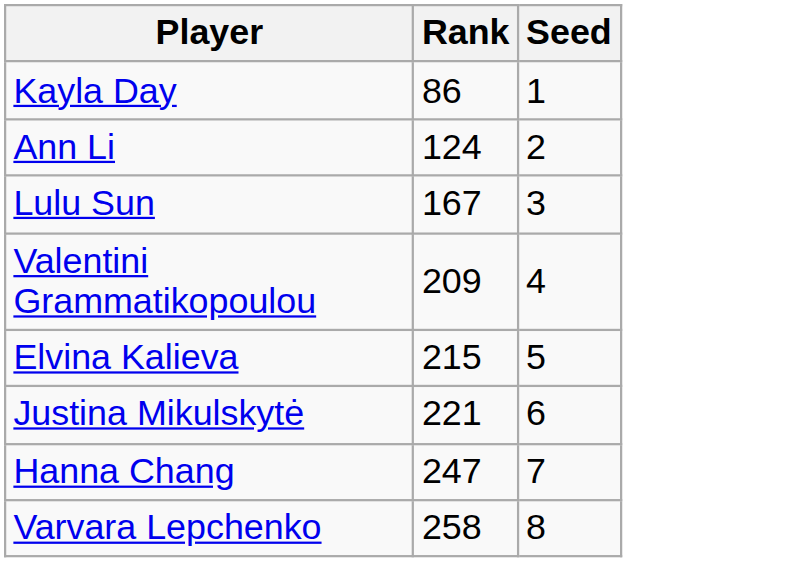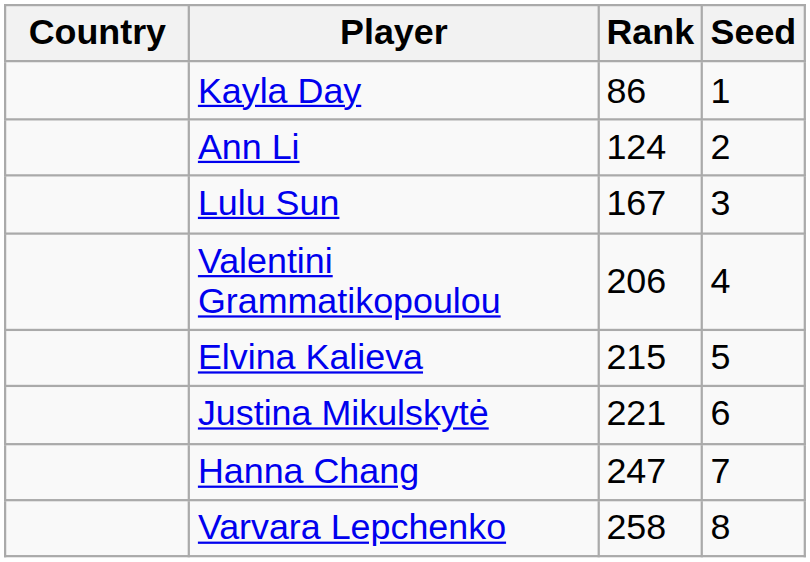+ column: (97, 32)
(452, 280) 209 -> (636, 280) 206
